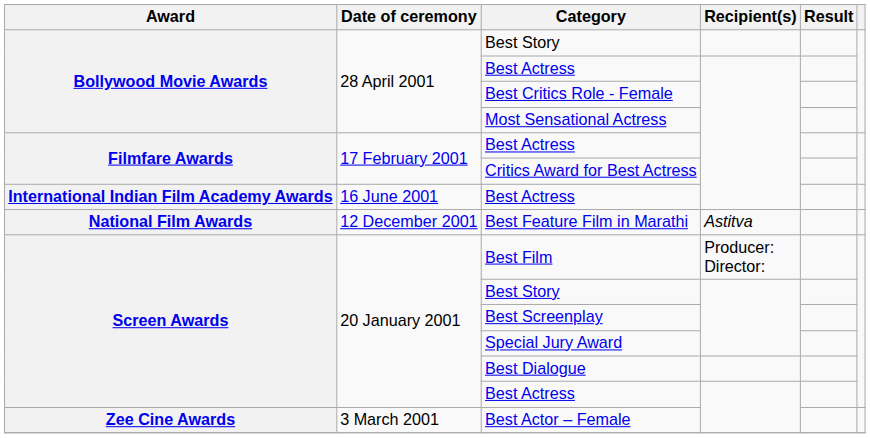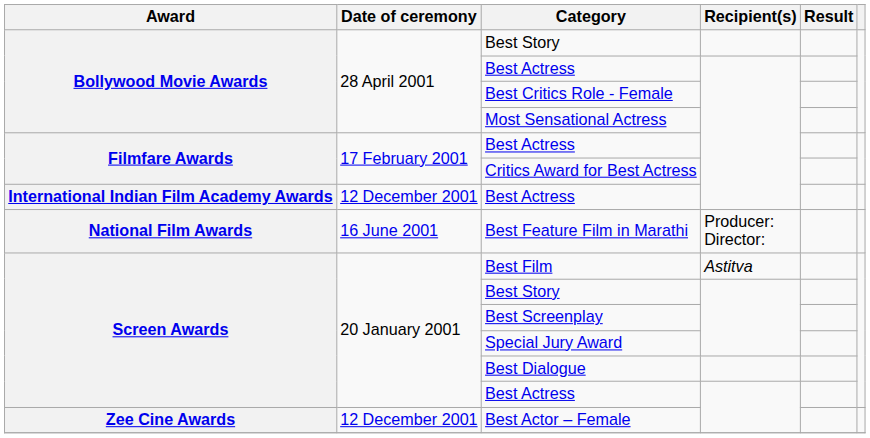(389, 196) 16 June 2001 -> (409, 196) 12 December 2001
(409, 222) 12 December 2001 -> (389, 231) 16 June 2001
(728, 222) Astitva -> (739, 231) Producer: Director:
(739, 257) Producer: Director: -> (728, 266) Astitva
(390, 419) 3 March 2001 -> (409, 419) 12 December 2001
